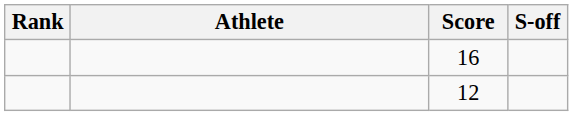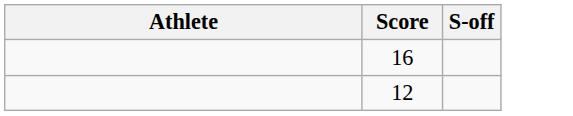- column: (38, 22)
